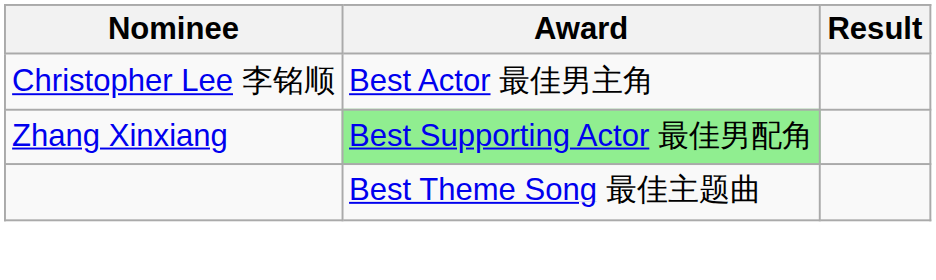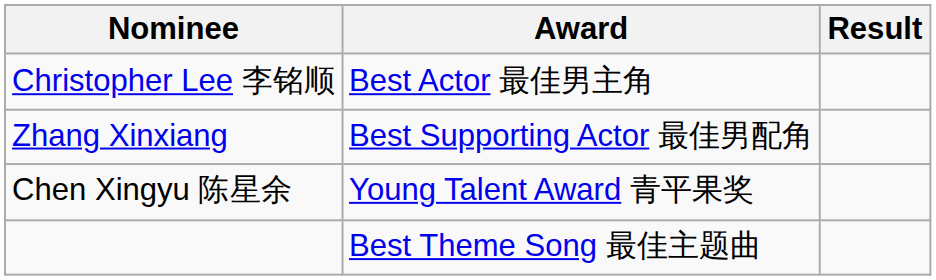(581, 135) lightgreen background -> (581, 135) no background
+ row: (152, 190)
